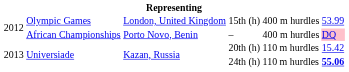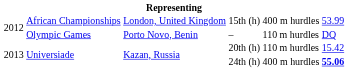(59, 21) Olympic Games -> (73, 21) African Championships
(73, 34) African Championships -> (59, 34) Olympic Games
(291, 34) 400 m hurdles -> (291, 34) 110 m hurdles
(329, 34) pink background -> (329, 34) no background
(291, 62) 110 m hurdles -> (291, 62) 400 m hurdles
